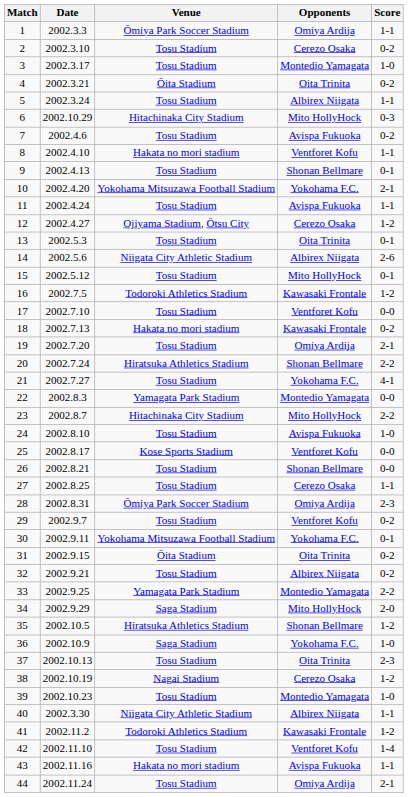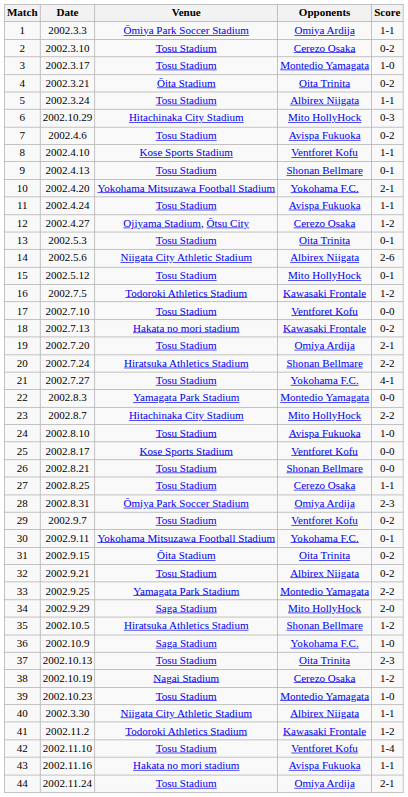(186, 153) Hakata no mori stadium -> (186, 153) Kose Sports Stadium
